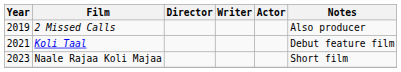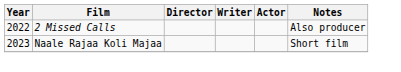(18, 28) 2019 -> (18, 28) 2022
- row: (60, 44)
